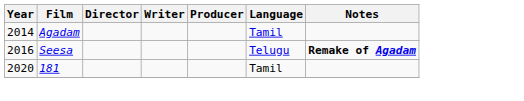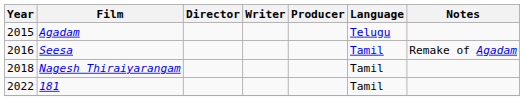(21, 32) 2014 -> (21, 32) 2015
(266, 32) Tamil -> (370, 32) Telugu
(269, 50) Telugu -> (367, 50) Tamil
(362, 50) bold -> (463, 50) normal
+ row: (110, 68)
(21, 68) 2020 -> (21, 86) 2022
